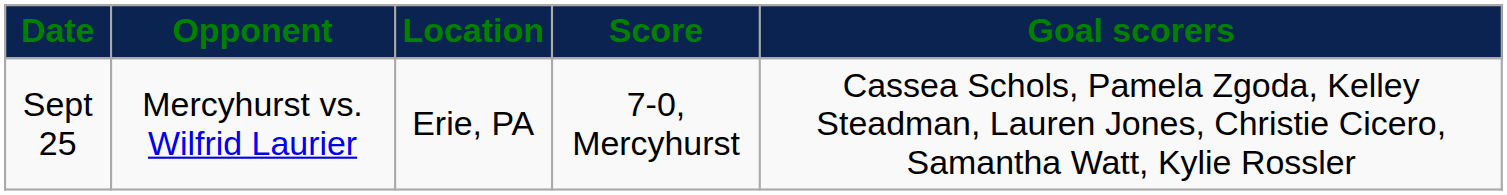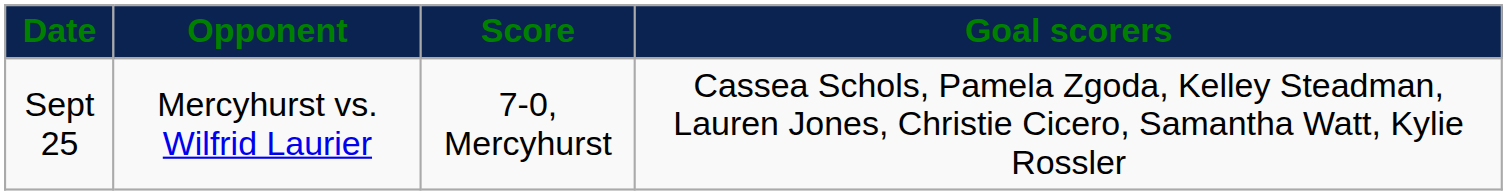- column: (473, 31)
